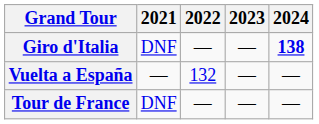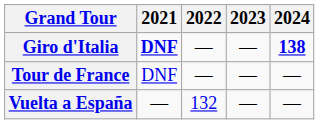(159, 47) normal -> (159, 47) bold
rows swapped: (71, 103) <-> (71, 75)
